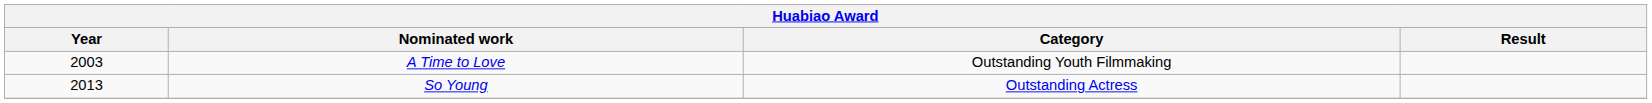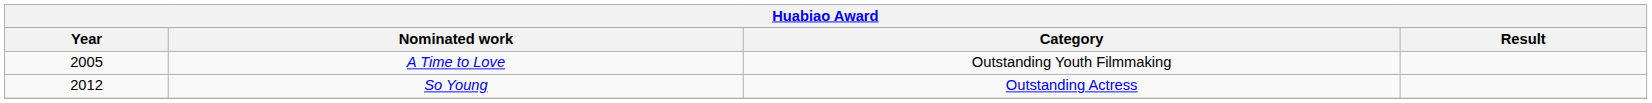(87, 62) 2003 -> (87, 62) 2005
(87, 86) 2013 -> (87, 86) 2012
